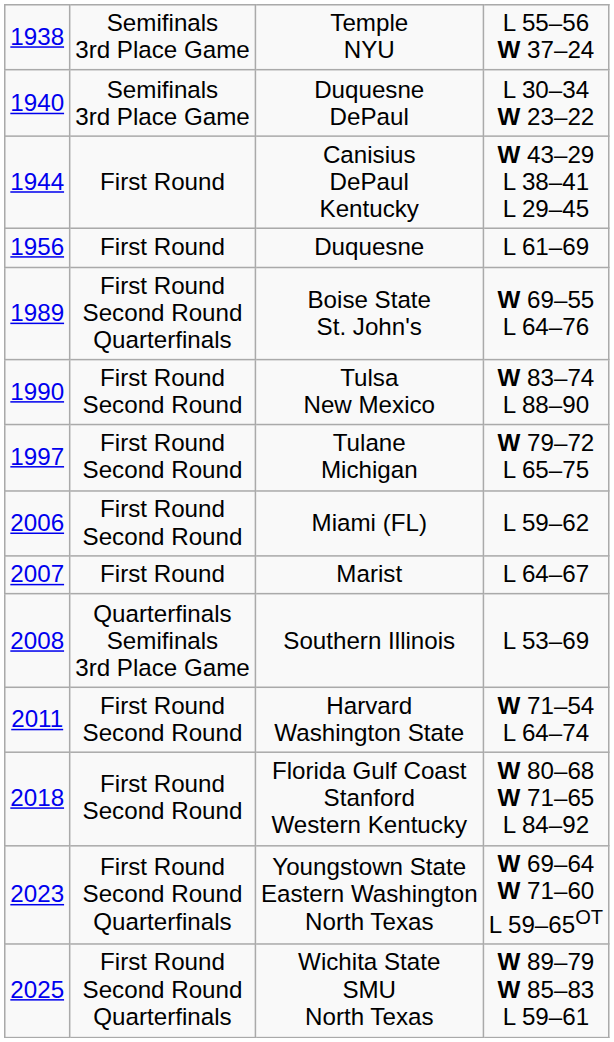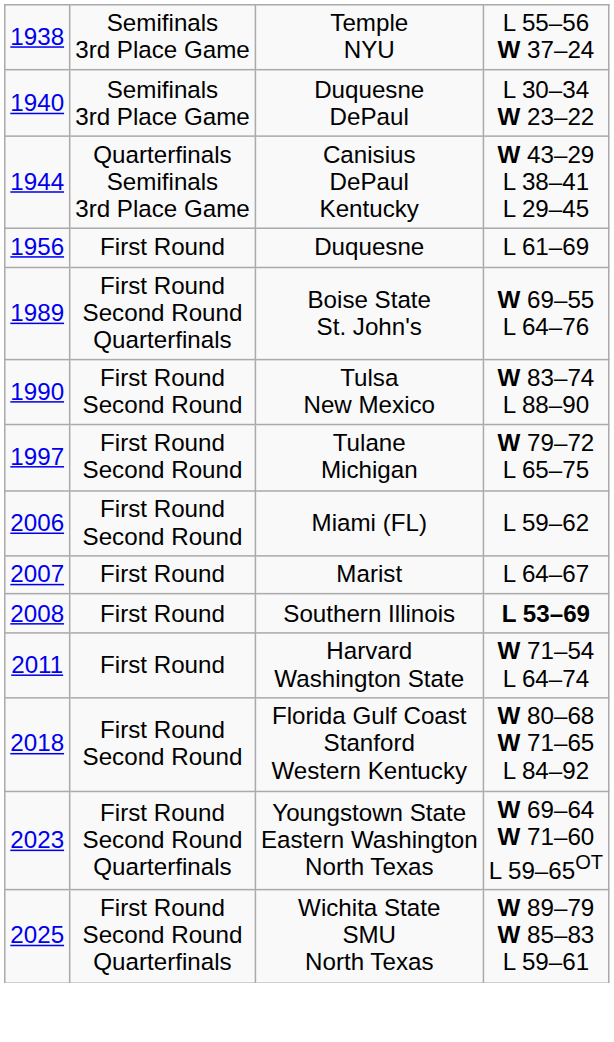(162, 181) First Round -> (162, 181) Quarterfinals Semifinals 3rd Place Game
(162, 640) Quarterfinals Semifinals 3rd Place Game -> (162, 613) First Round
(546, 640) normal -> (546, 613) bold
(162, 719) First Round Second Round -> (162, 665) First Round
